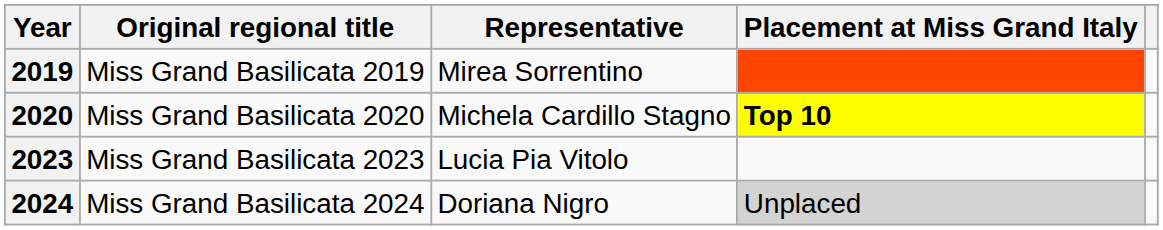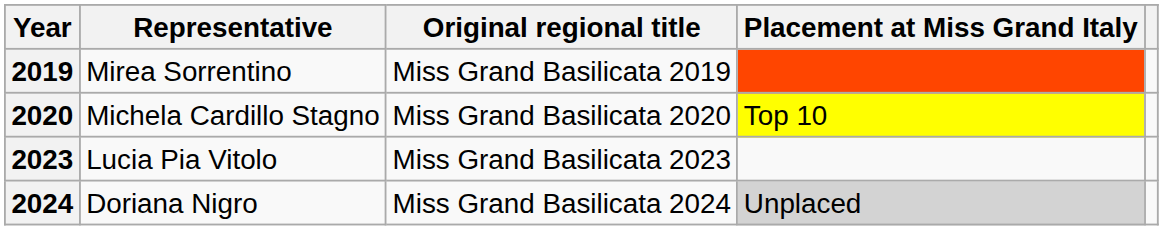columns swapped: (584, 27) <-> (255, 27)
(788, 115) bold -> (786, 115) normal
